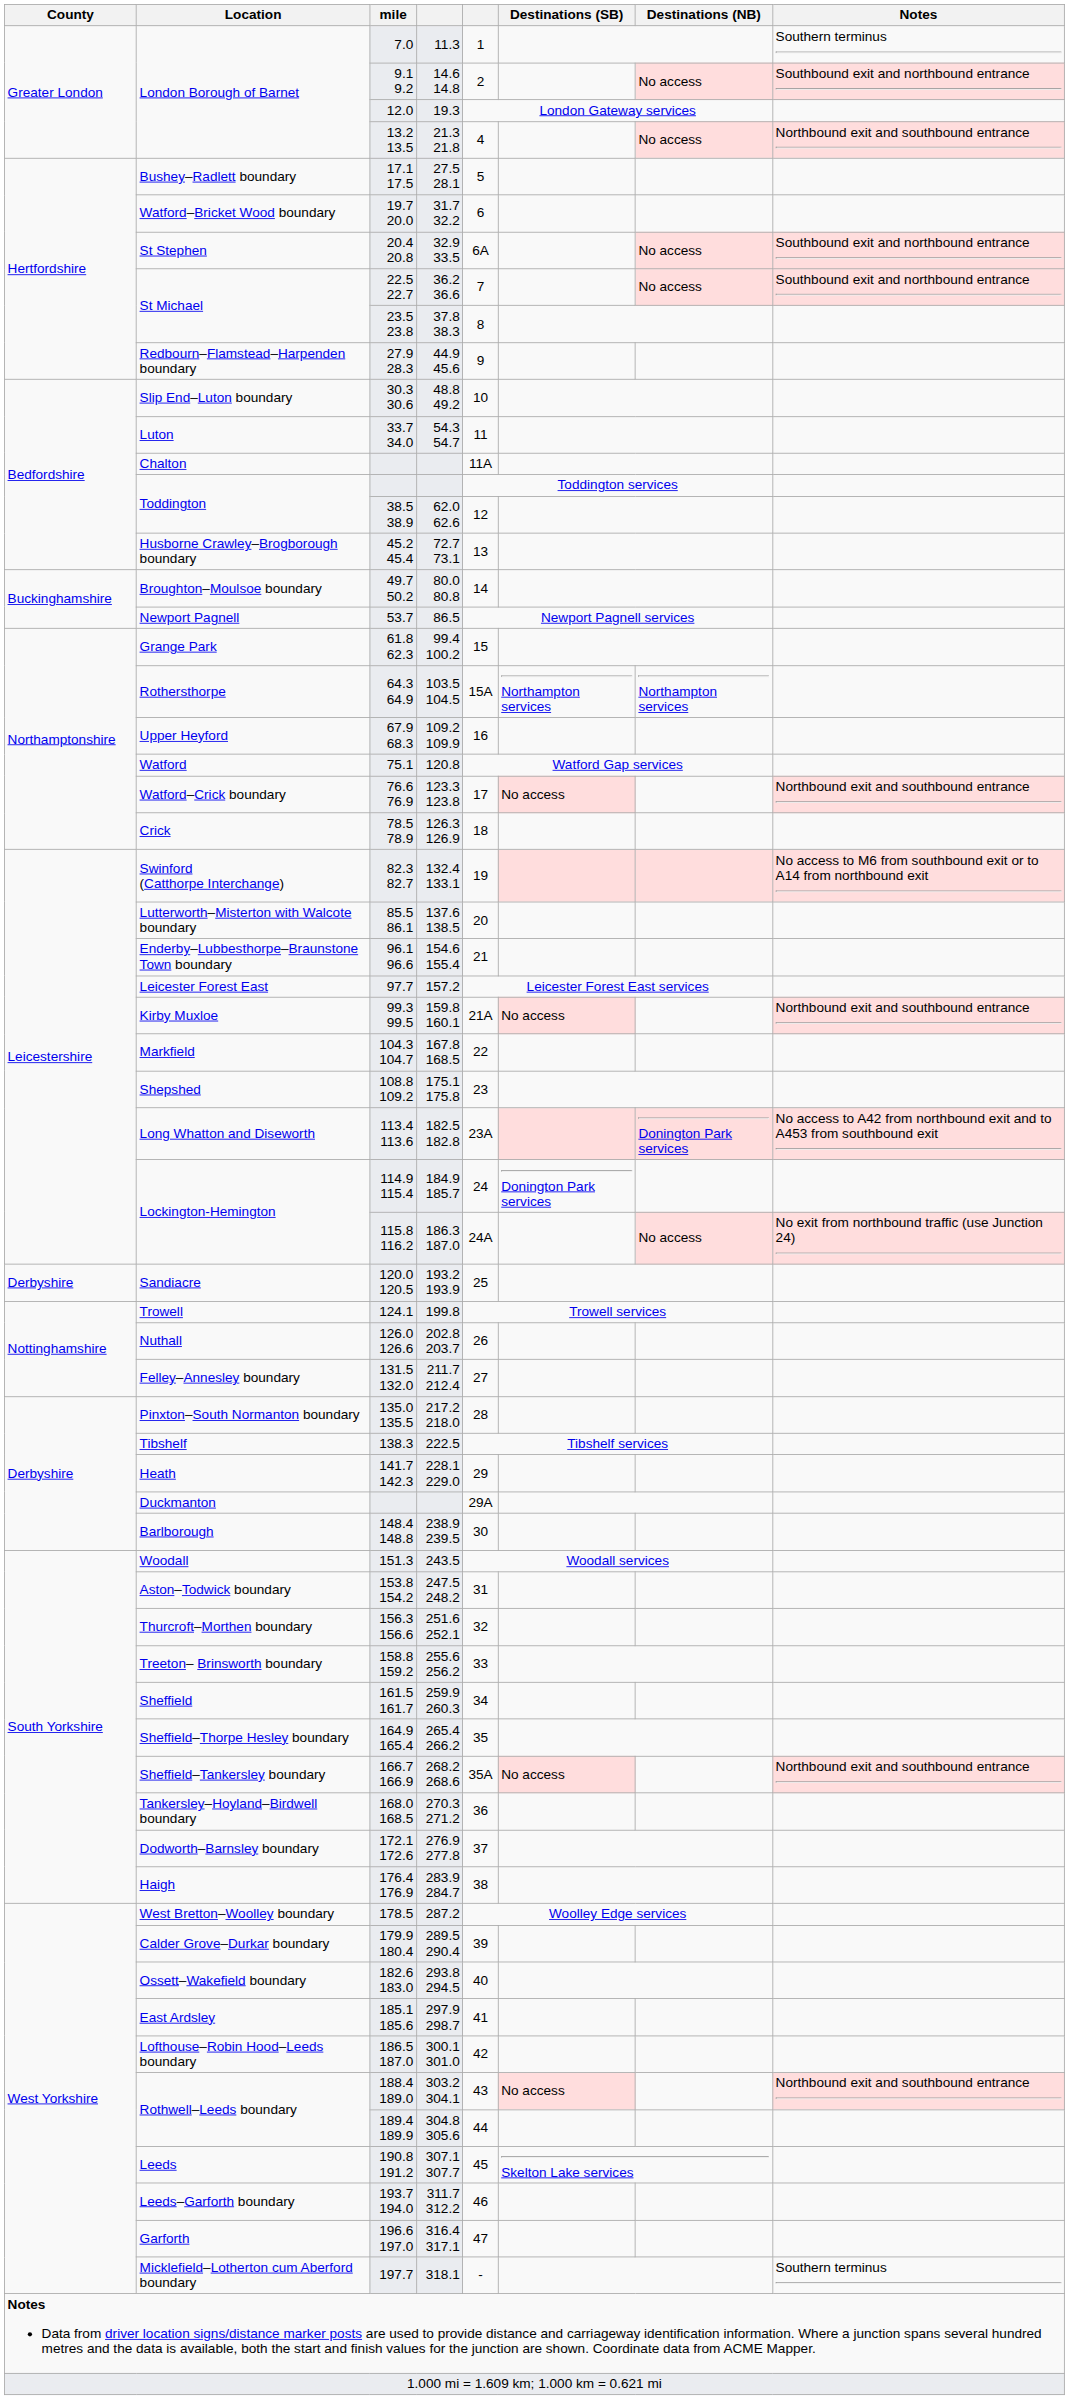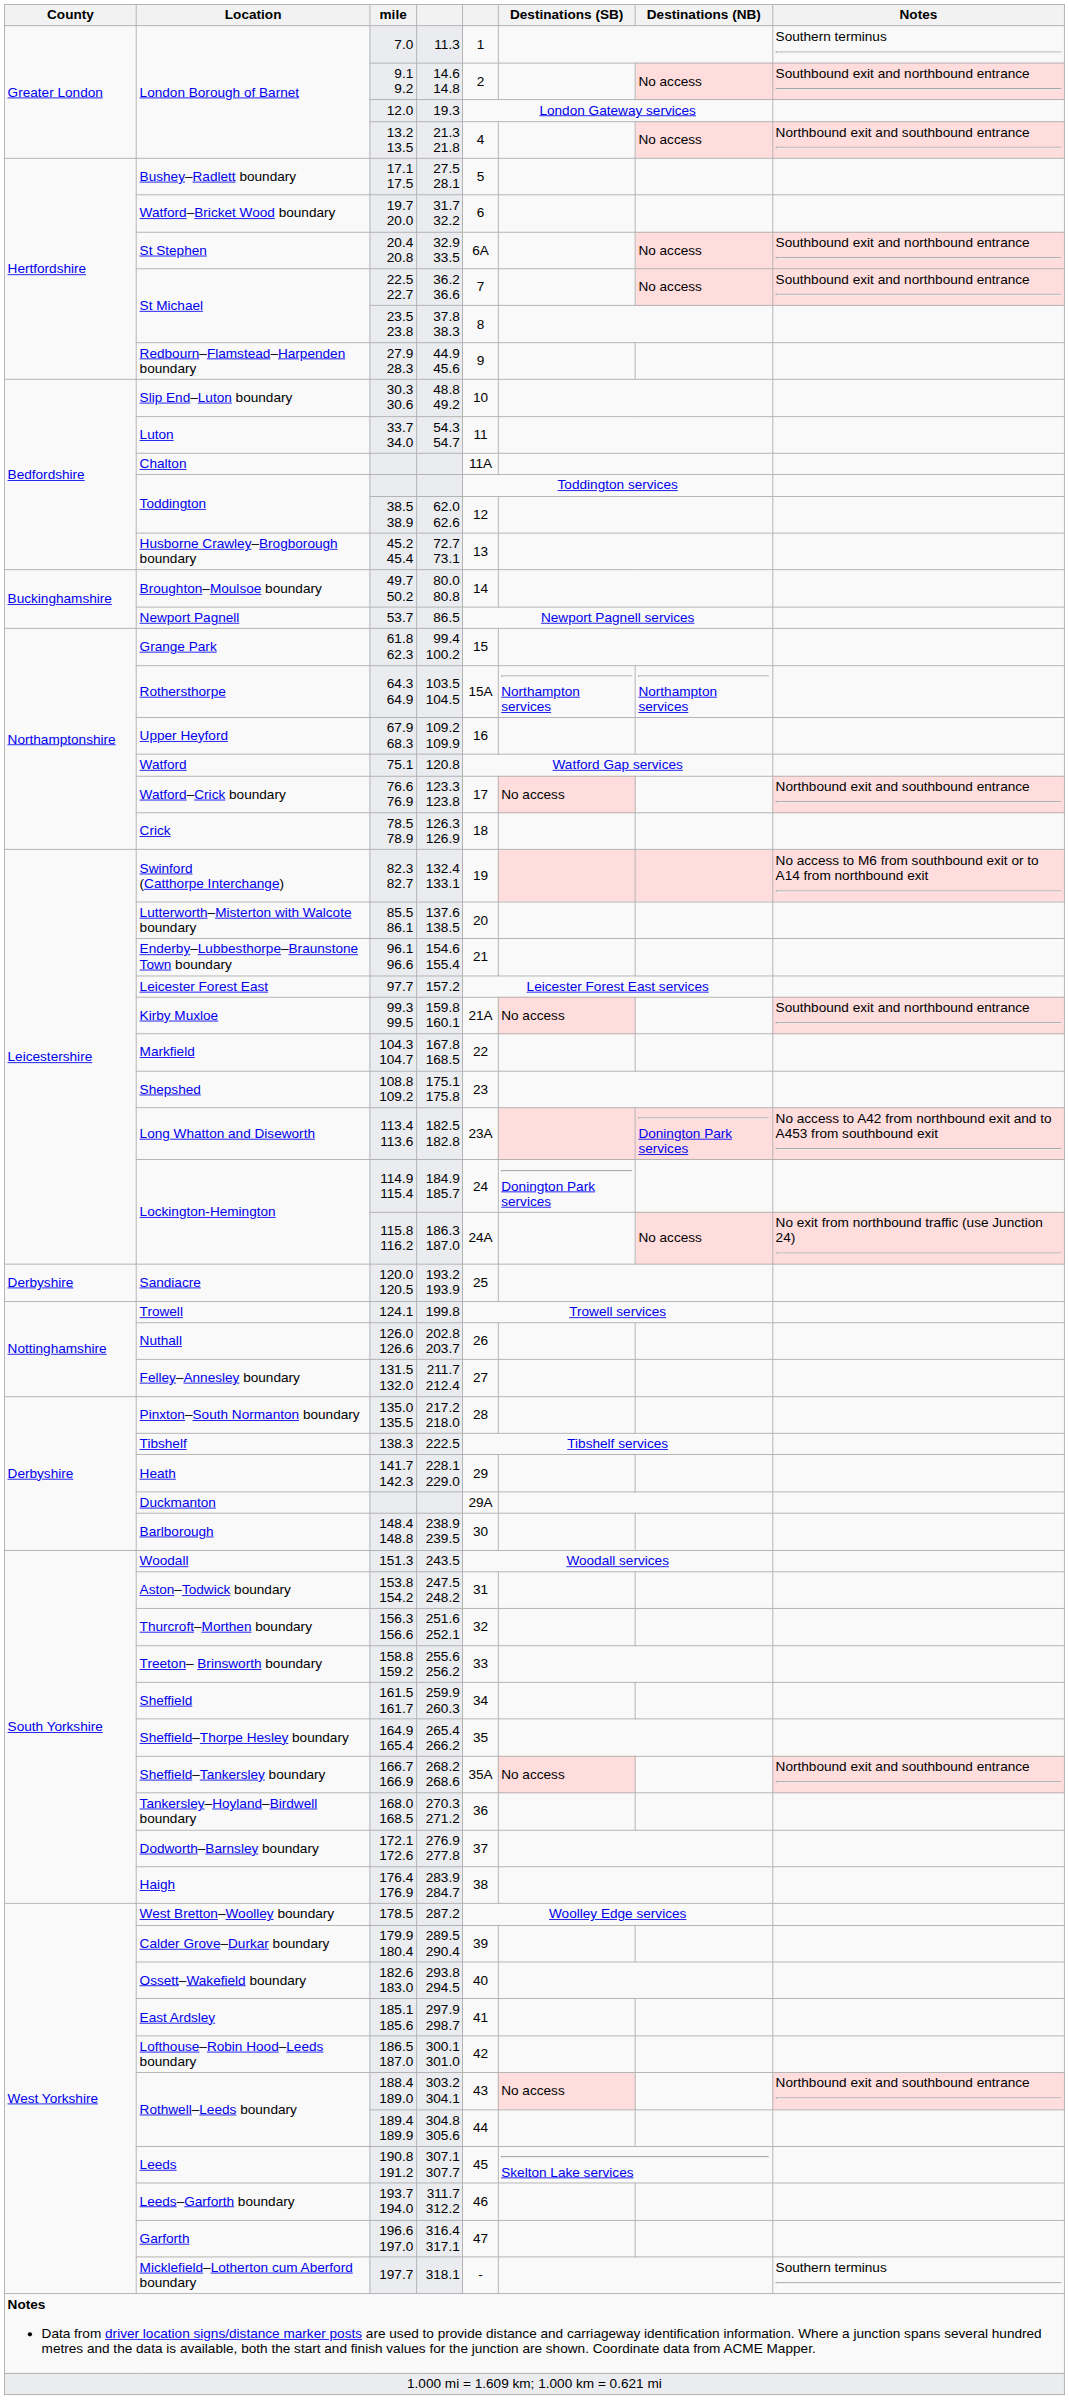(918, 1012) Northbound exit and southbound entrance -> (918, 1012) Southbound exit and northbound entrance
